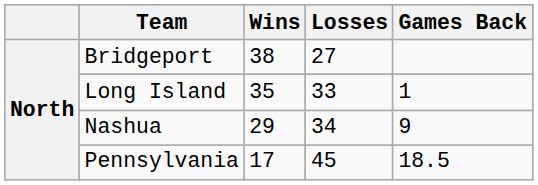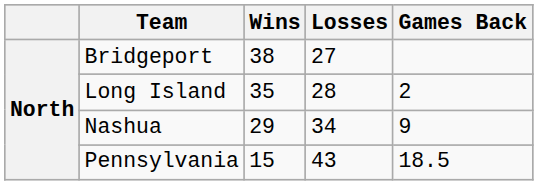(324, 92) 33 -> (324, 92) 28
(405, 92) 1 -> (405, 92) 2
(262, 162) 17 -> (262, 162) 15
(324, 162) 45 -> (324, 162) 43
